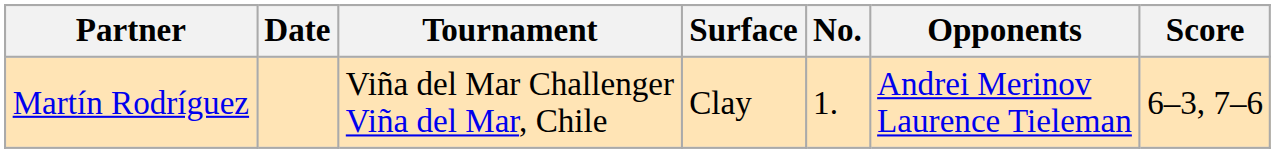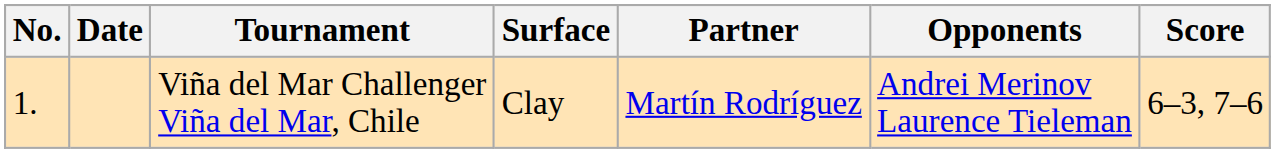columns swapped: (837, 30) <-> (131, 30)
